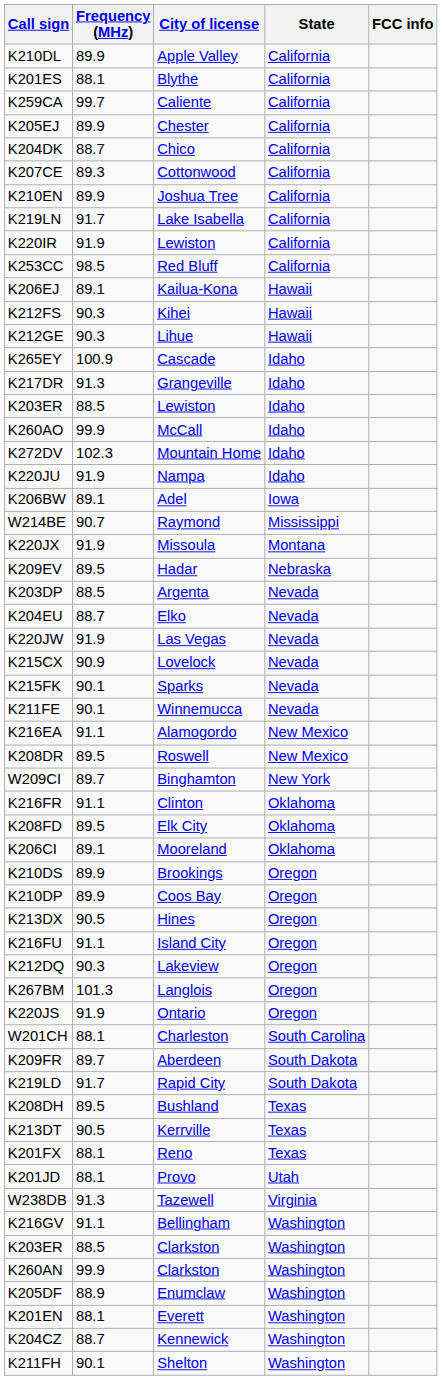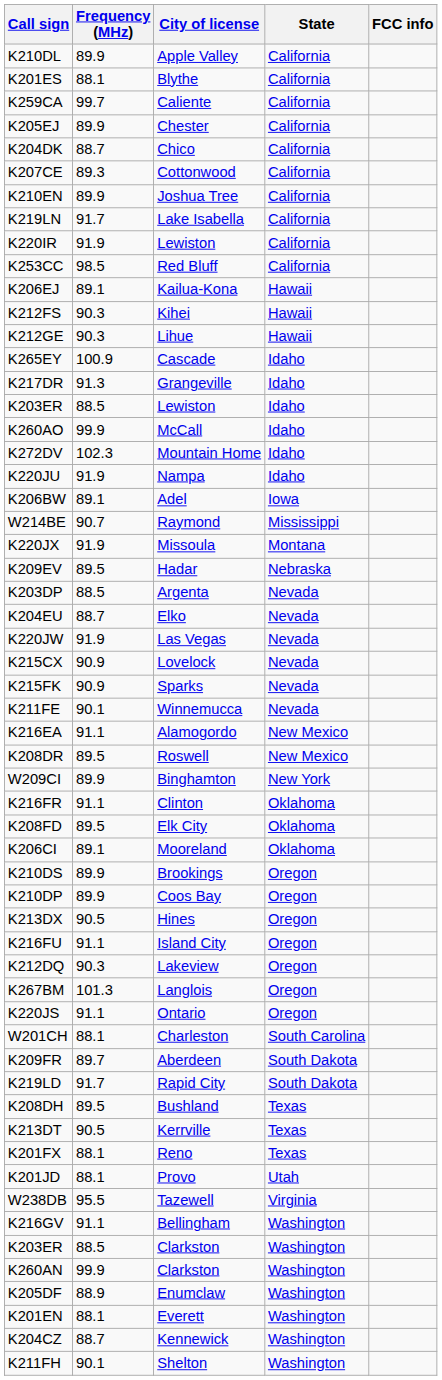(90, 686) 90.1 -> (90, 686) 90.9
(90, 779) 89.7 -> (90, 779) 89.9
(90, 1013) 91.9 -> (90, 1013) 91.1
(90, 1199) 91.3 -> (90, 1199) 95.5
